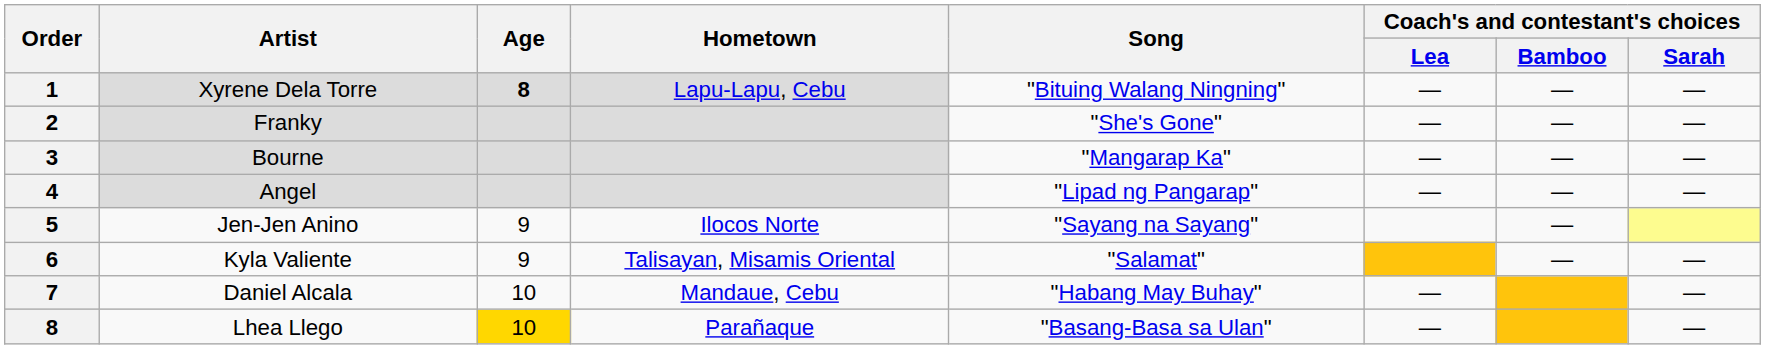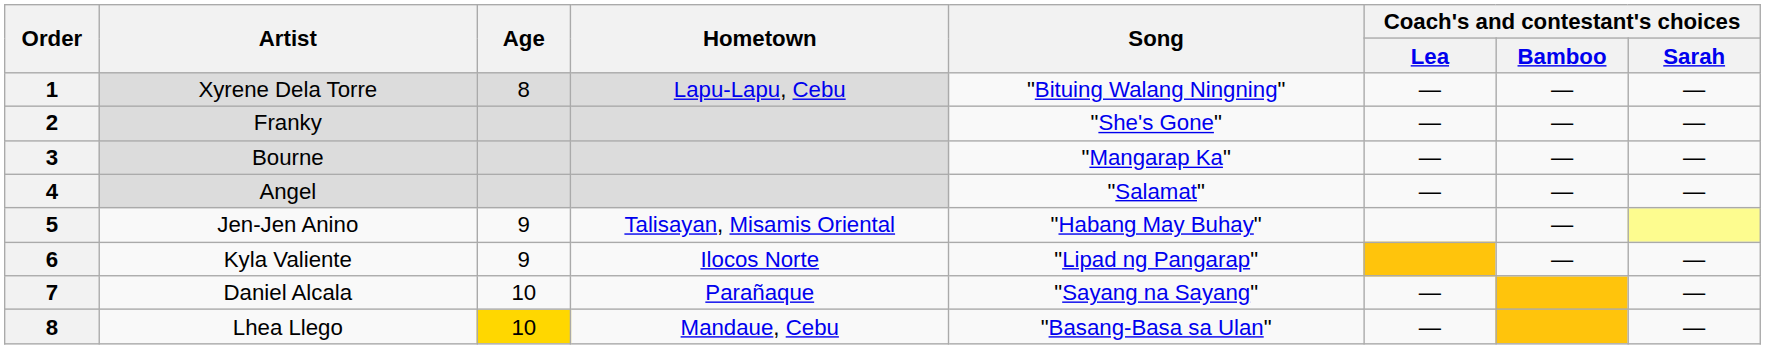(524, 89) bold -> (524, 89) normal
(1156, 191) "Lipad ng Pangarap" -> (1156, 191) "Salamat"
(760, 225) Ilocos Norte -> (760, 225) Talisayan, Misamis Oriental
(1156, 225) "Sayang na Sayang" -> (1156, 225) "Habang May Buhay"
(760, 259) Talisayan, Misamis Oriental -> (760, 259) Ilocos Norte
(1156, 259) "Salamat" -> (1156, 259) "Lipad ng Pangarap"
(760, 293) Mandaue, Cebu -> (760, 293) Parañaque
(1156, 293) "Habang May Buhay" -> (1156, 293) "Sayang na Sayang"
(760, 327) Parañaque -> (760, 327) Mandaue, Cebu
